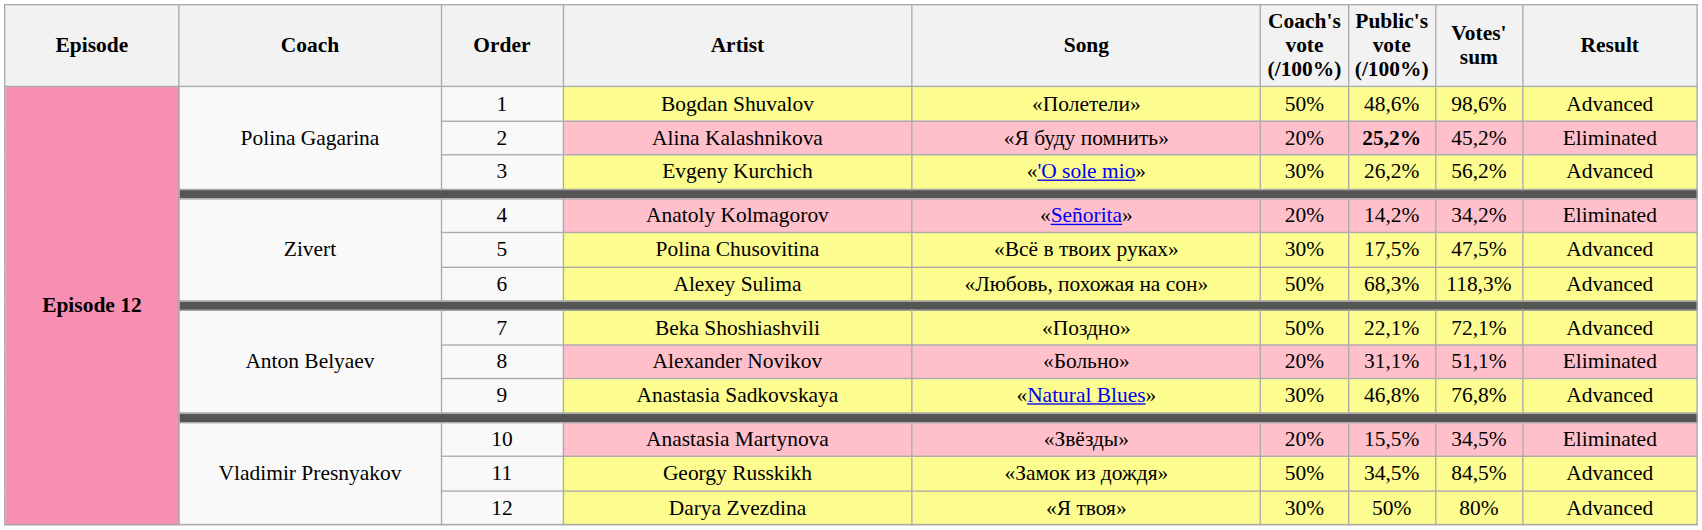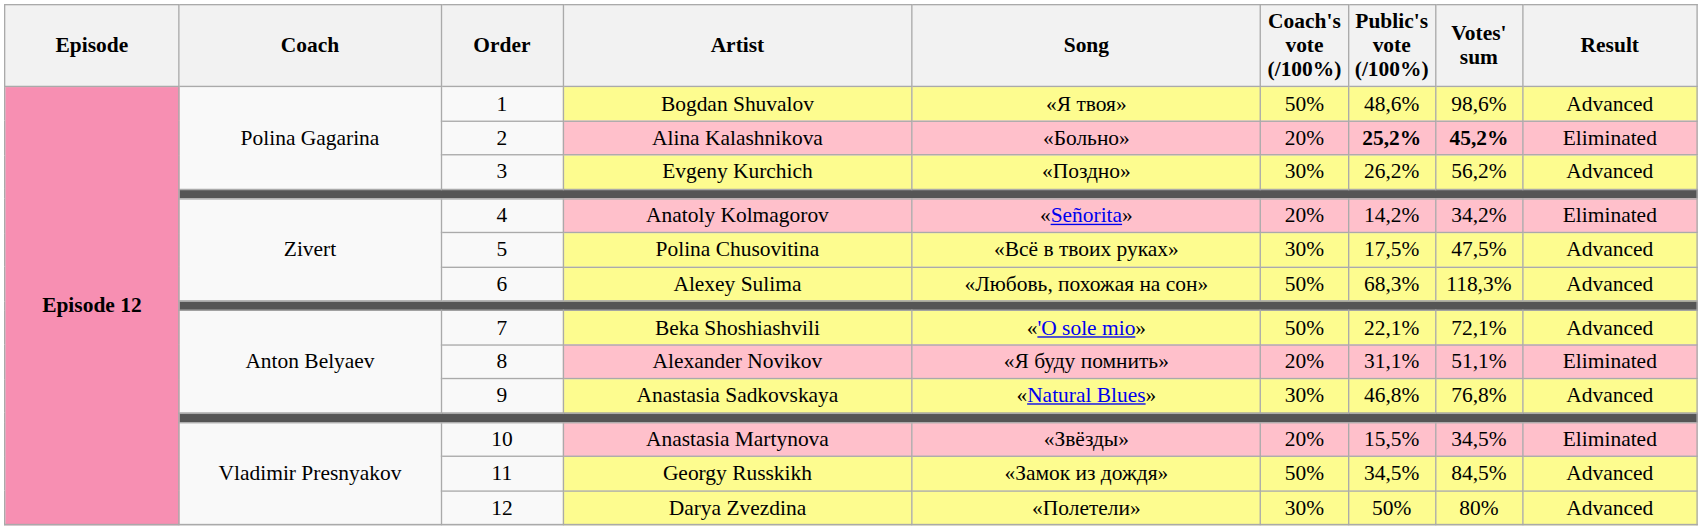(1086, 103) «Полетели» -> (1086, 103) «Я твоя»
(1086, 137) «Я буду помнить» -> (1086, 137) «Больно»
(1479, 137) normal -> (1479, 137) bold
(1086, 171) «'O sole mio» -> (1086, 171) «Поздно»
(1086, 327) «Поздно» -> (1086, 327) «'O sole mio»
(1086, 361) «Больно» -> (1086, 361) «Я буду помнить»
(1086, 507) «Я твоя» -> (1086, 507) «Полетели»
